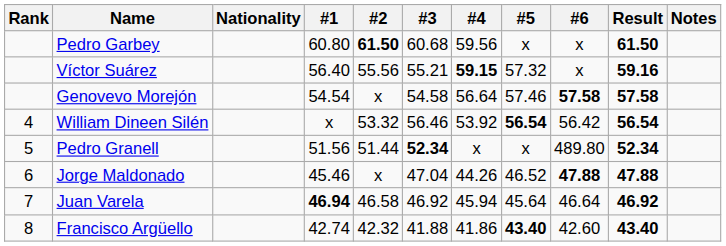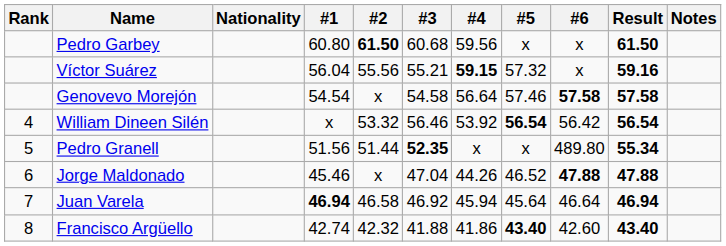(329, 70) 56.40 -> (329, 70) 56.04
(427, 149) 52.34 -> (427, 149) 52.35
(638, 149) 52.34 -> (638, 149) 55.34
(638, 201) 46.92 -> (638, 201) 46.94
